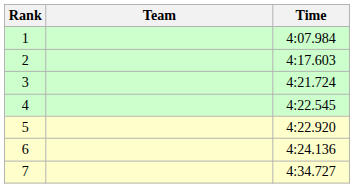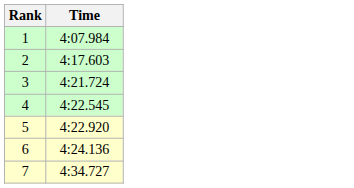- column: (159, 15)
